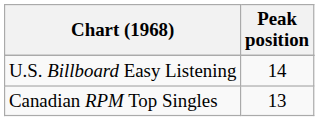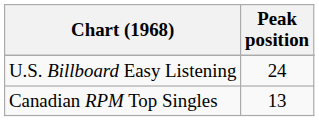(277, 70) 14 -> (277, 70) 24
